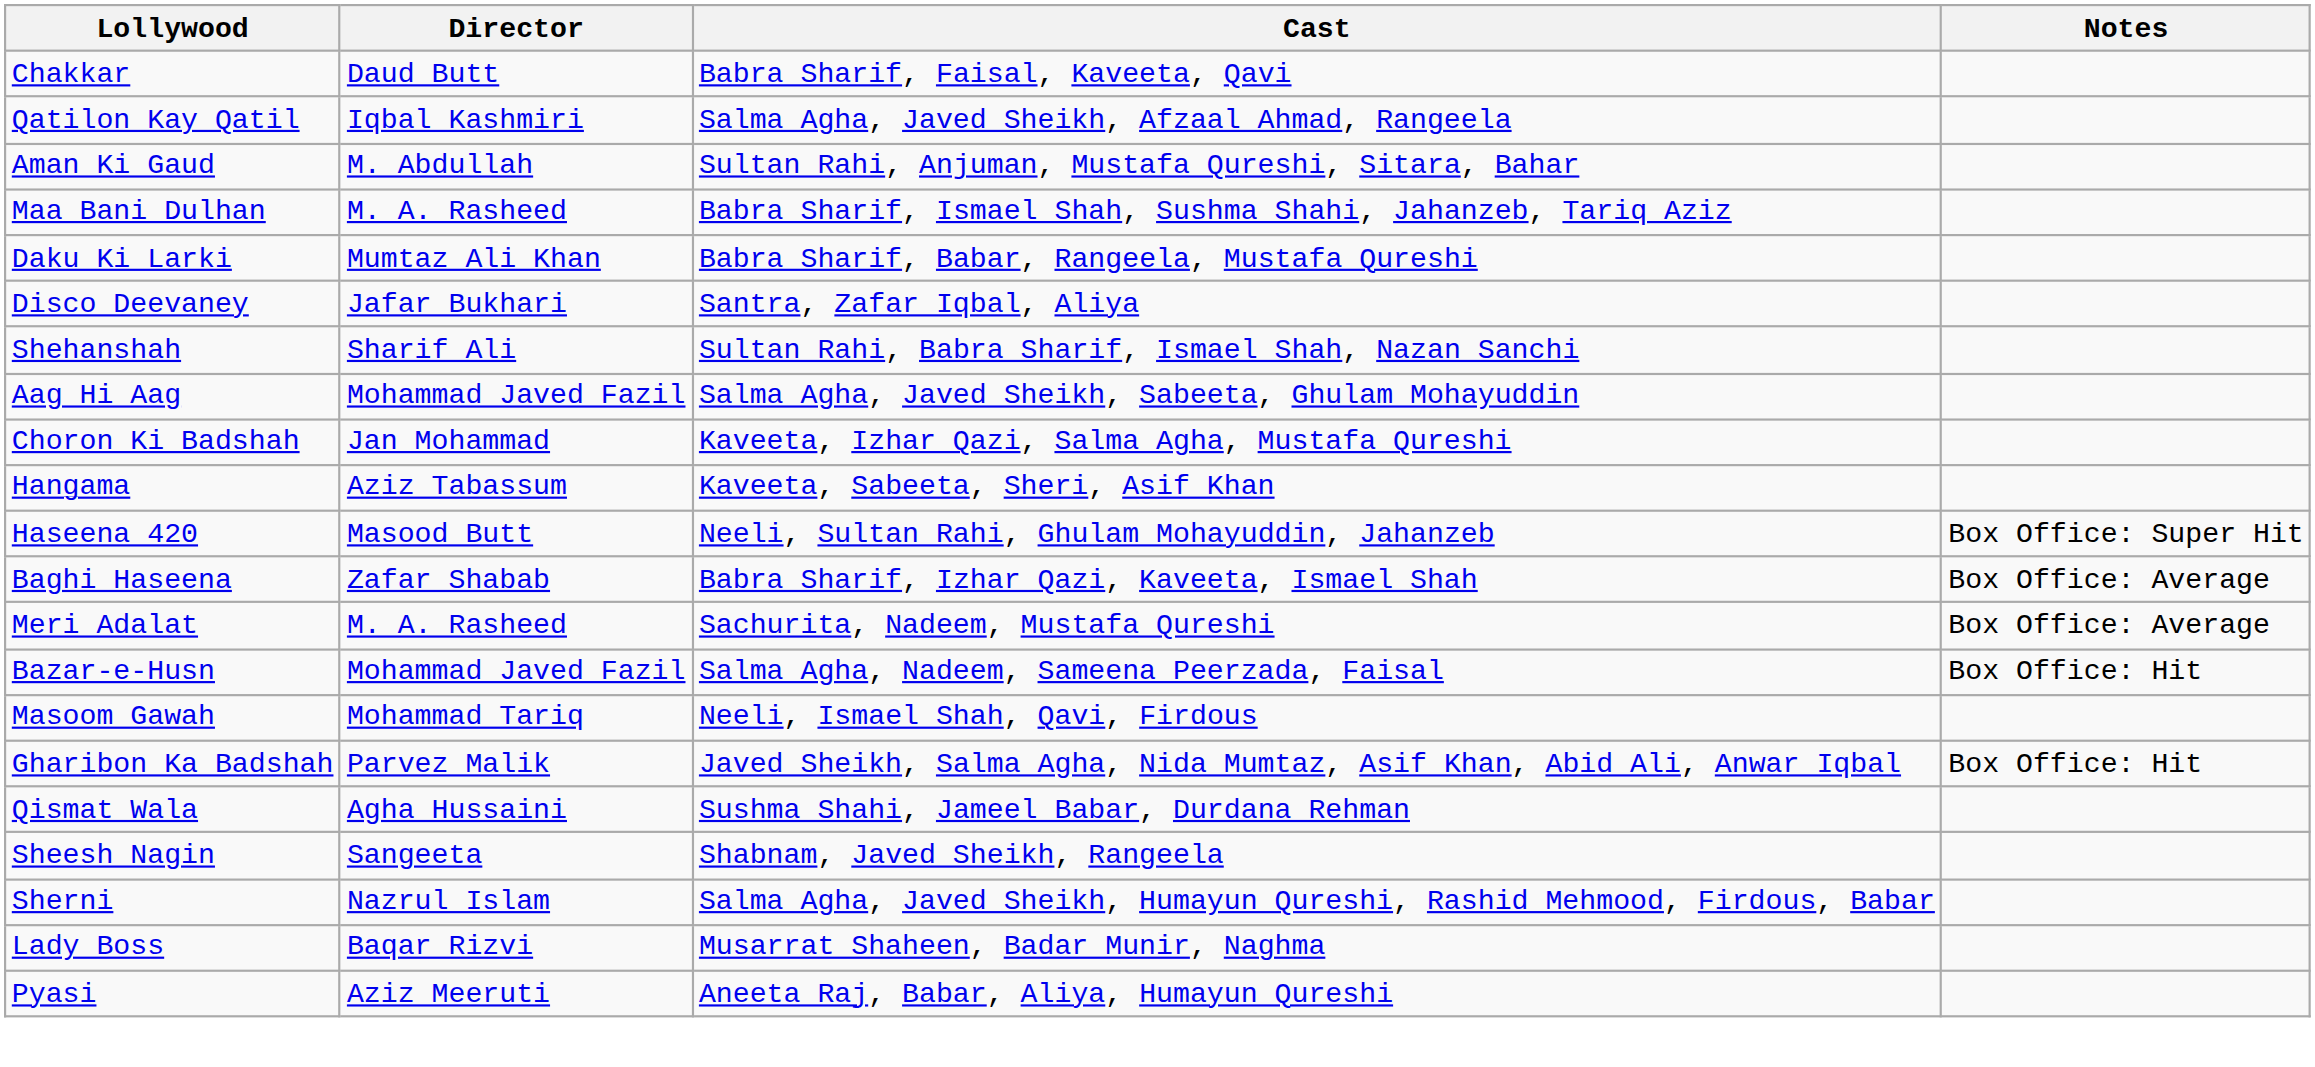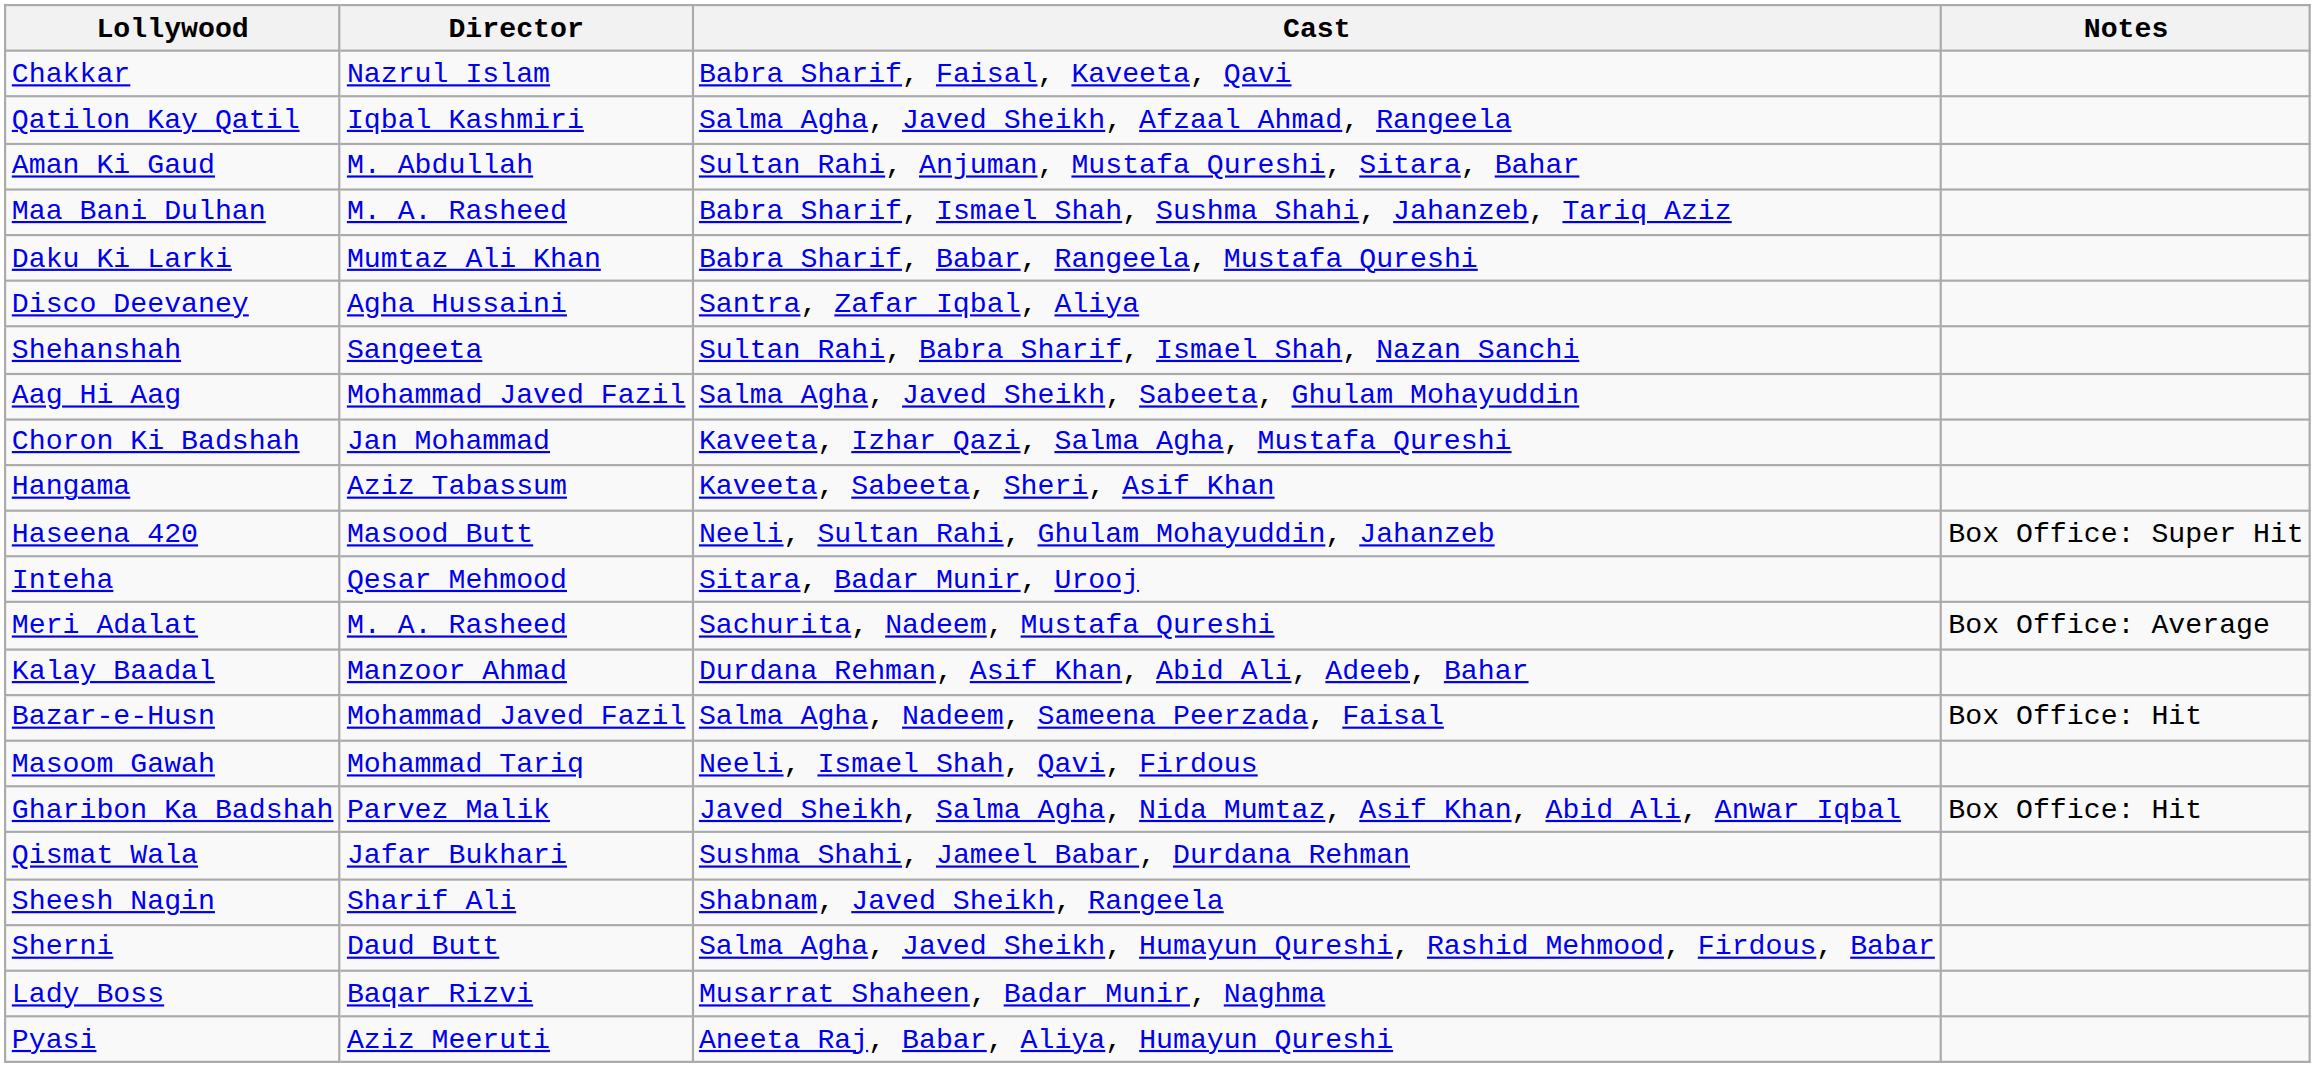(423, 74) Daud Butt -> (448, 74) Nazrul Islam
(457, 304) Jafar Bukhari -> (457, 304) Agha Hussaini
(432, 350) Sharif Ali -> (415, 350) Sangeeta
+ row: (63, 580)
- row: (122, 580)
+ row: (113, 672)
(457, 810) Agha Hussaini -> (457, 856) Jafar Bukhari
(415, 856) Sangeeta -> (432, 902) Sharif Ali
(448, 902) Nazrul Islam -> (423, 948) Daud Butt
